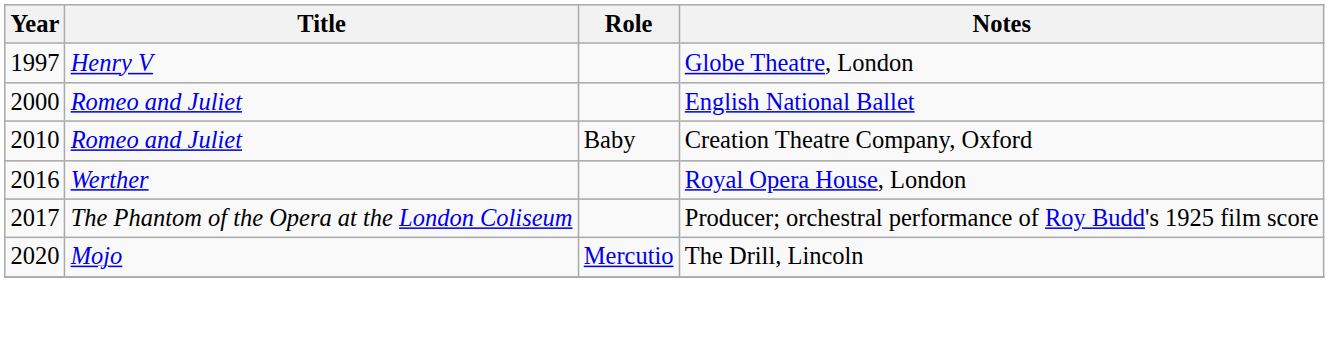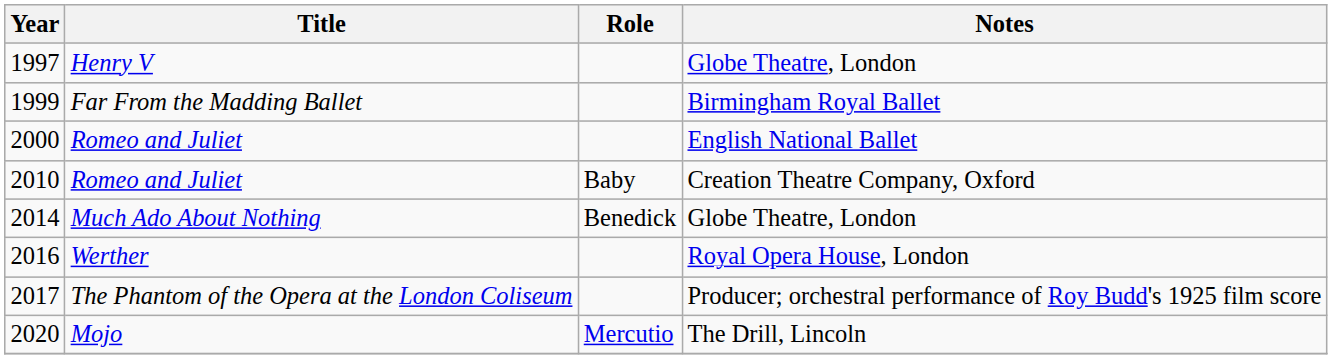+ row: (35, 101)
+ row: (35, 218)
